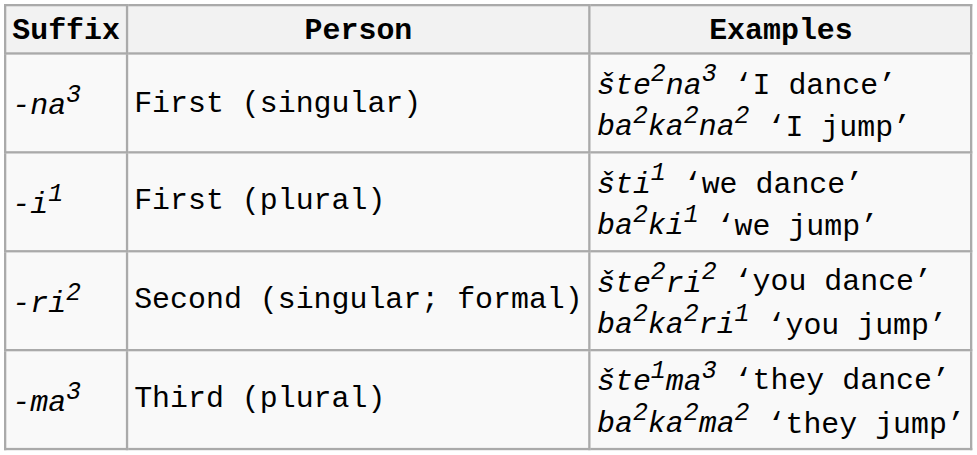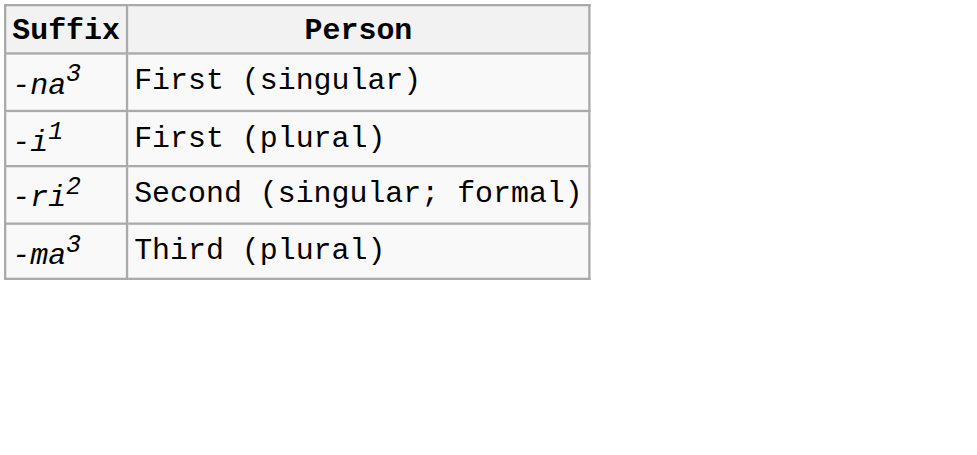- column: (781, 30)
